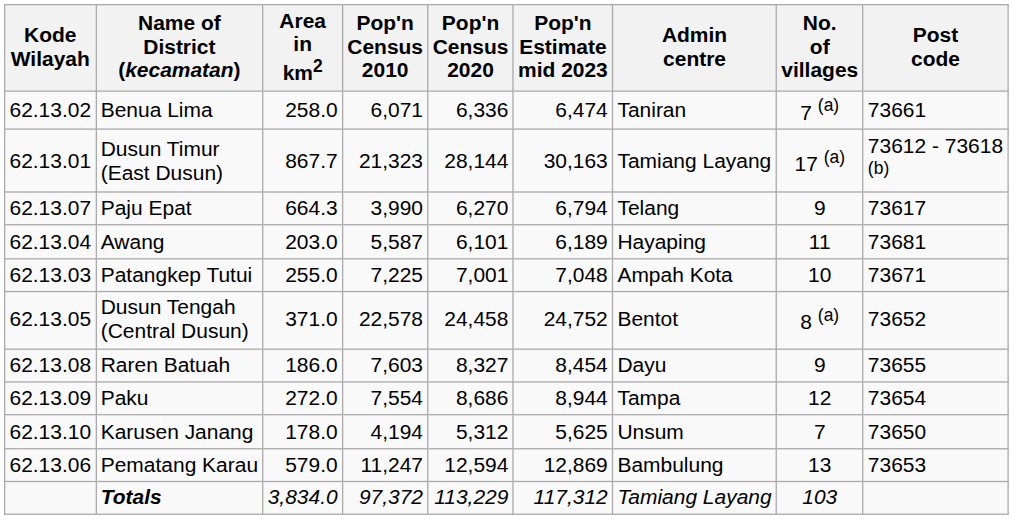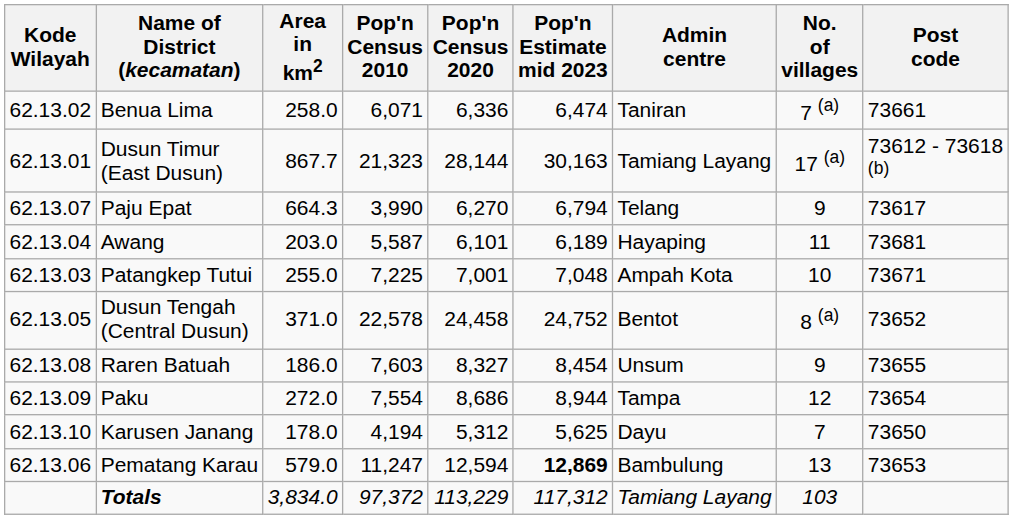(642, 365) Dayu -> (651, 365) Unsum
(651, 431) Unsum -> (642, 431) Dayu
(576, 464) normal -> (576, 464) bold
